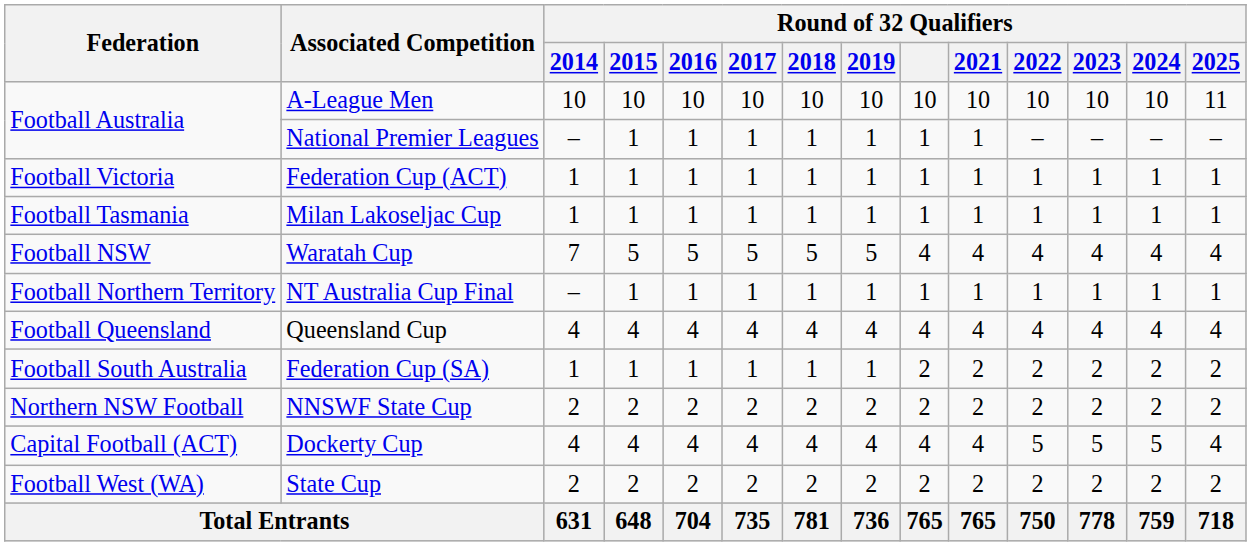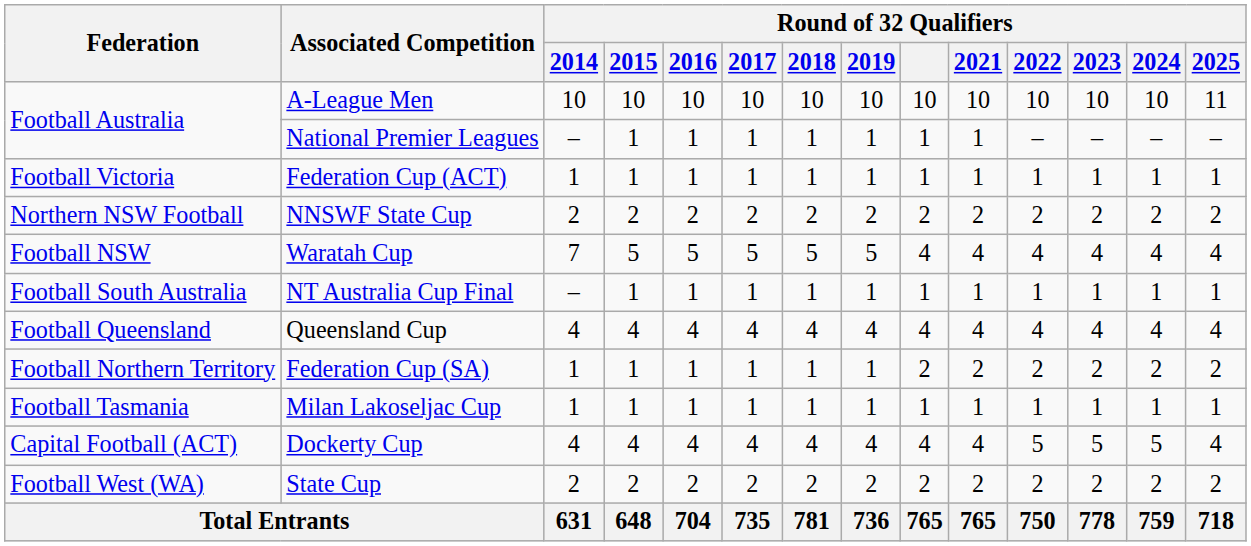rows swapped: (379, 406) <-> (394, 215)
(143, 291) Football Northern Territory -> (128, 291) Football South Australia
(128, 368) Football South Australia -> (143, 368) Football Northern Territory
